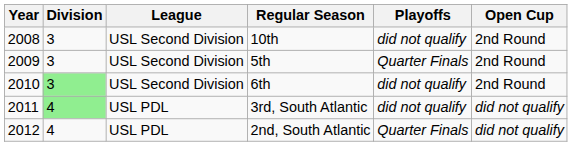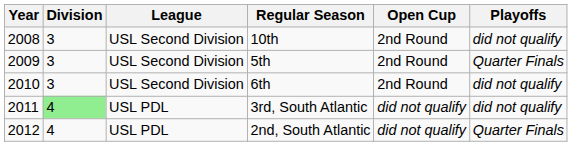columns swapped: (423, 15) <-> (519, 15)
(50, 84) lightgreen background -> (50, 84) no background
